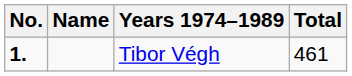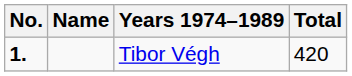(311, 53) 461 -> (311, 53) 420
